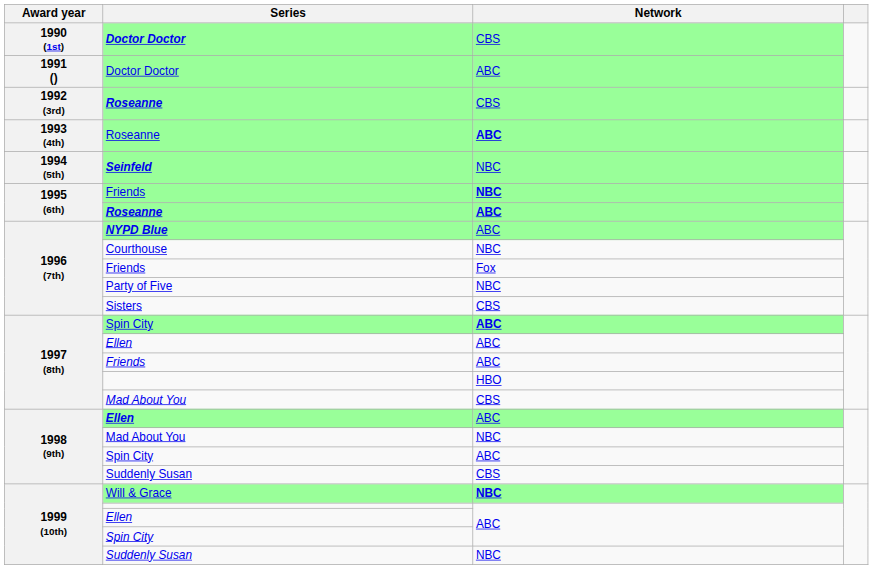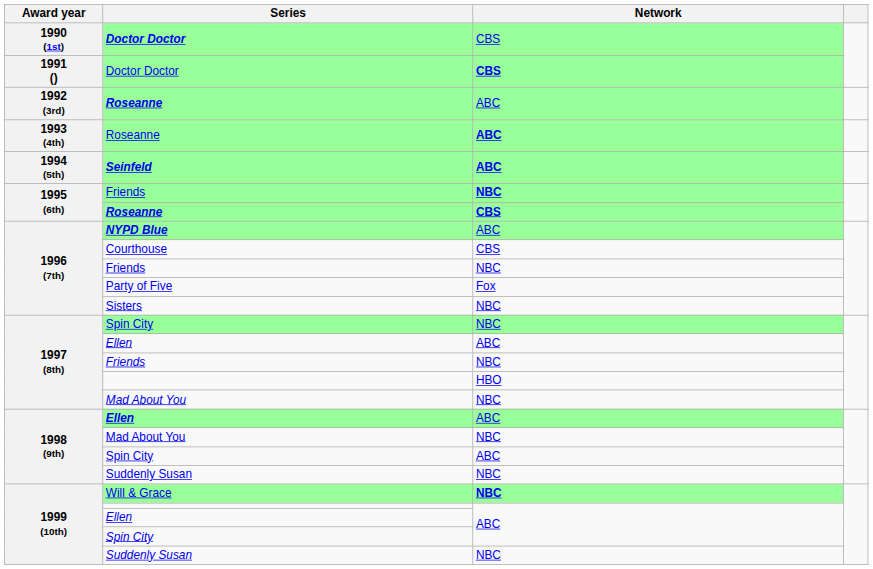(488, 71) ABC -> (488, 71) CBS
(488, 103) CBS -> (488, 103) ABC
(488, 167) NBC -> (489, 167) ABC
(489, 211) ABC -> (488, 211) CBS
(488, 249) NBC -> (488, 249) CBS
(486, 268) Fox -> (488, 268) NBC
(488, 287) NBC -> (486, 287) Fox
(488, 305) CBS -> (488, 305) NBC
(489, 324) ABC -> (488, 324) NBC
(488, 362) ABC -> (488, 362) NBC
(488, 399) CBS -> (488, 399) NBC
(488, 474) CBS -> (488, 474) NBC
